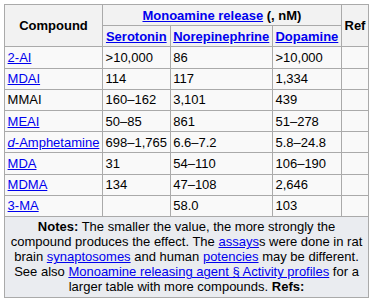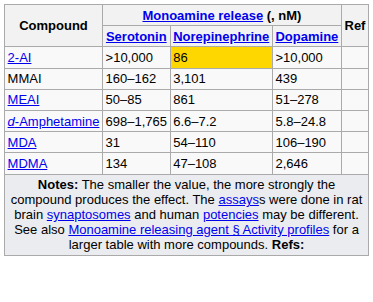(180, 57) no background -> (180, 57) gold background
- row: (24, 79)
- row: (23, 206)
